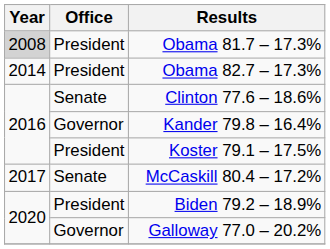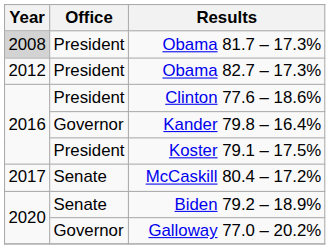(27, 71) 2014 -> (27, 71) 2012
(80, 97) Senate -> (89, 97) President
(89, 204) President -> (80, 204) Senate
